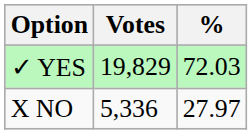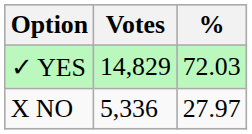(135, 66) 19,829 -> (135, 66) 14,829
